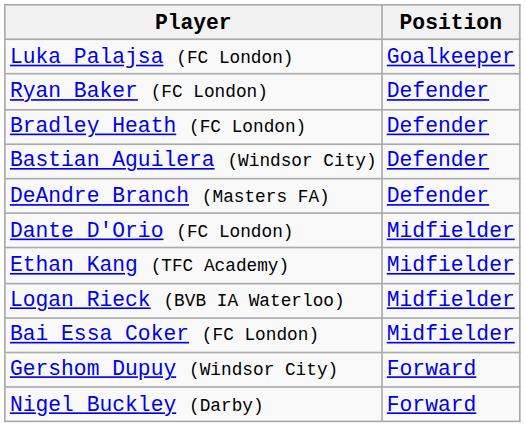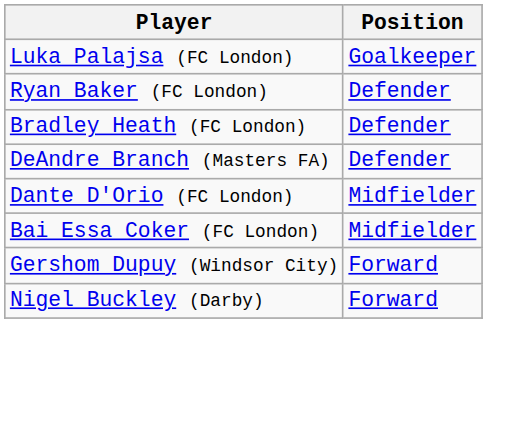- row: (193, 161)
- row: (150, 265)
- row: (177, 300)
